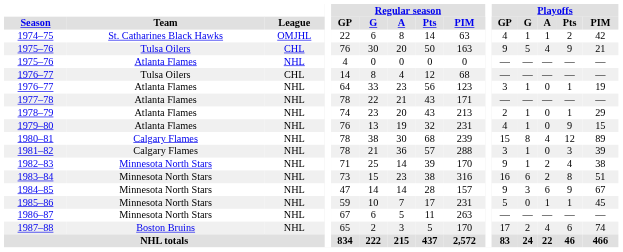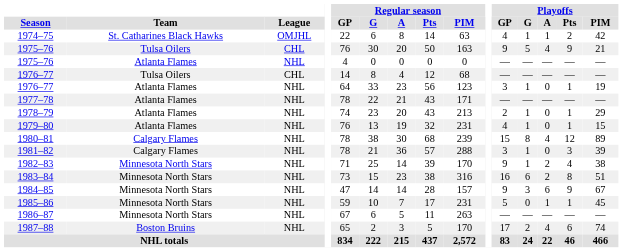(570, 125) 9 -> (570, 125) 1
